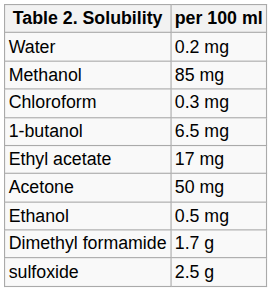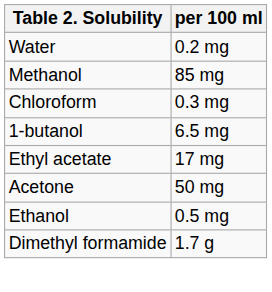- row: (44, 272)
